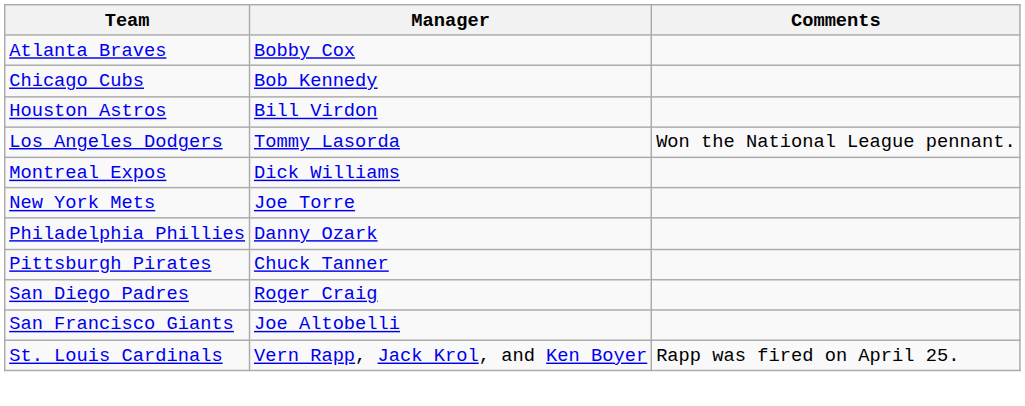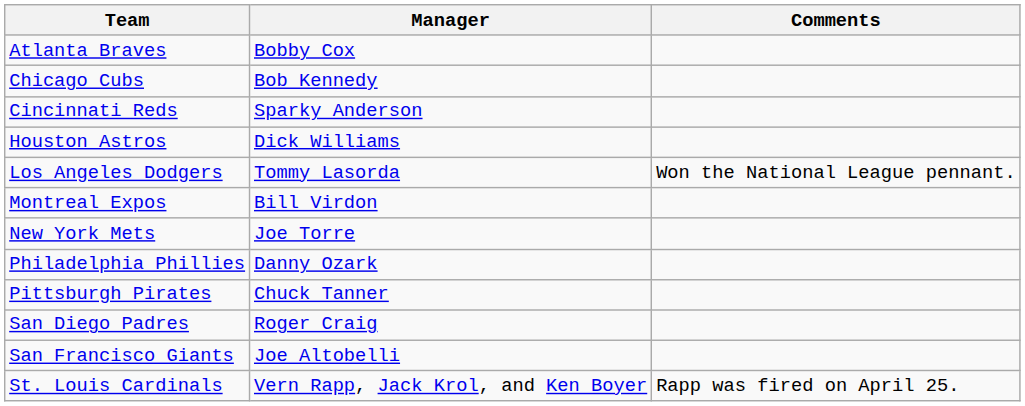+ row: (93, 112)
(316, 112) Bill Virdon -> (327, 142) Dick Williams
(327, 173) Dick Williams -> (316, 203) Bill Virdon
